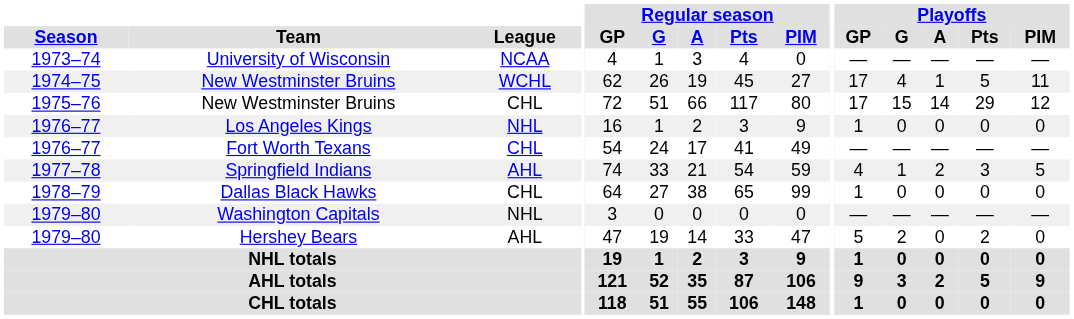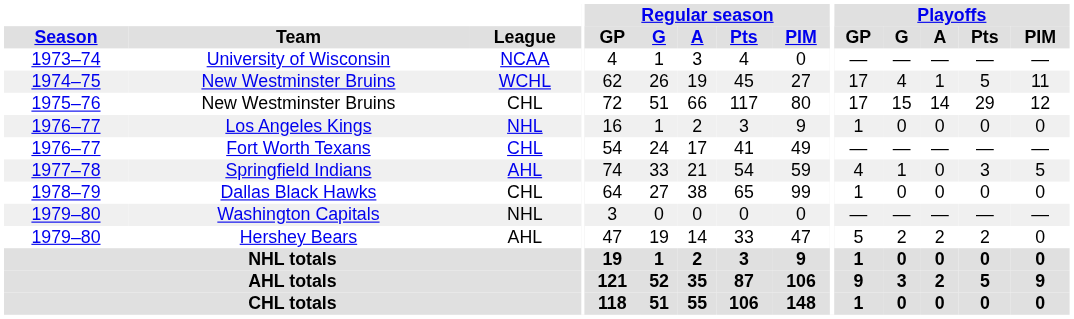(940, 170) 2 -> (940, 170) 0
(940, 237) 0 -> (940, 237) 2
